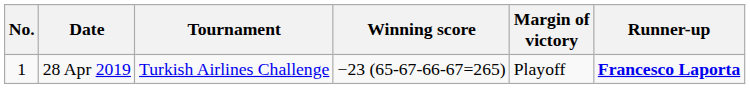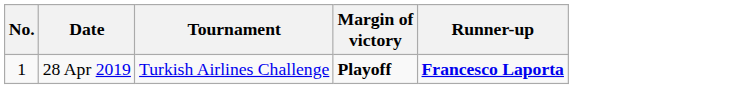- column: (422, 29)
(540, 69) normal -> (364, 69) bold
